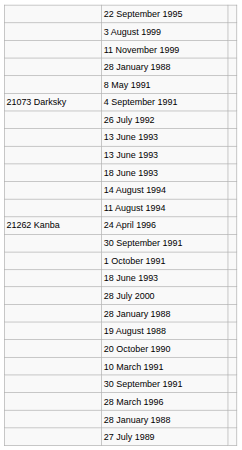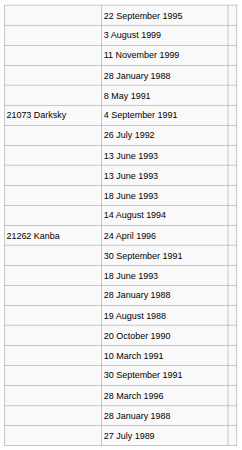- row: (53, 208)
- row: (53, 261)
- row: (53, 296)
